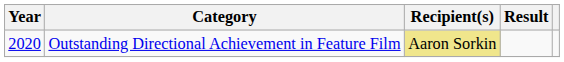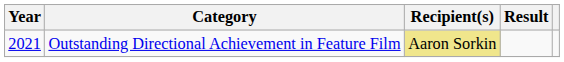(25, 43) 2020 -> (25, 43) 2021
